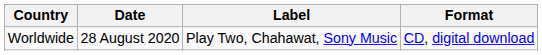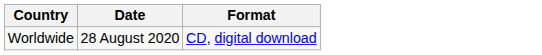- column: (292, 15)
